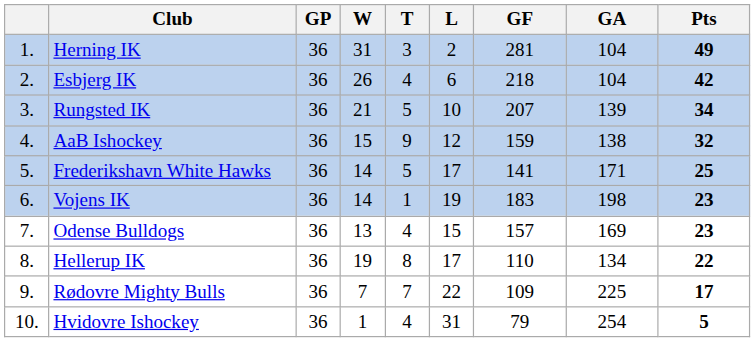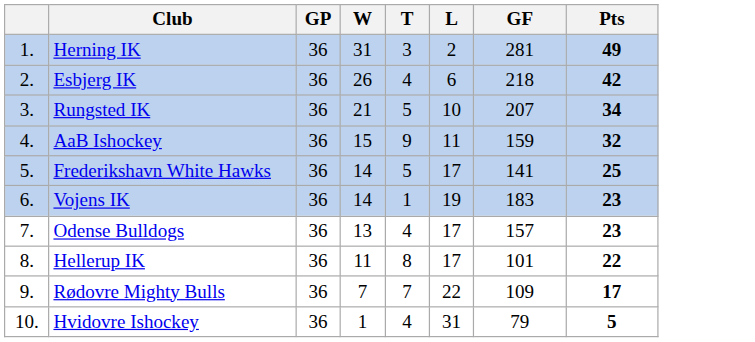- column: (612, 19)
(452, 140) 12 -> (452, 140) 11
(452, 230) 15 -> (452, 230) 17
(363, 261) 19 -> (363, 261) 11
(520, 261) 110 -> (520, 261) 101
